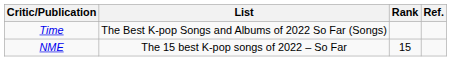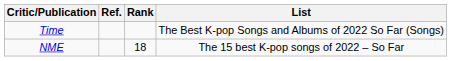columns swapped: (244, 13) <-> (434, 13)
(405, 47) 15 -> (140, 47) 18
